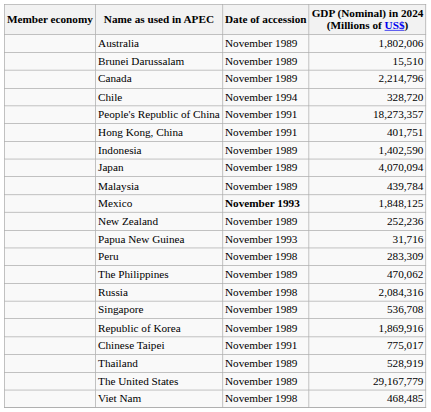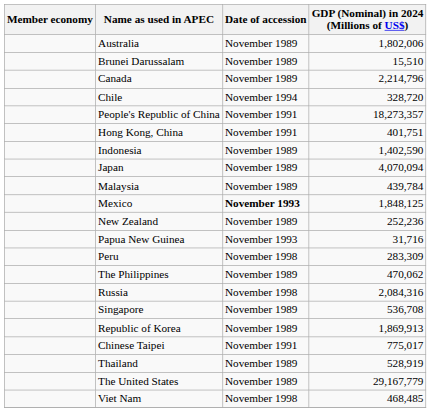(401, 327) 1,869,916 -> (401, 327) 1,869,913
